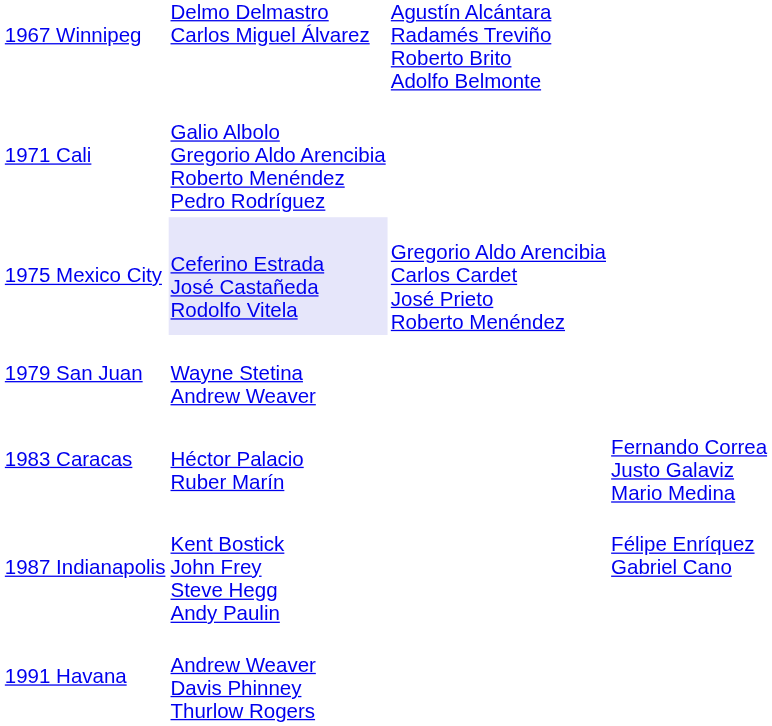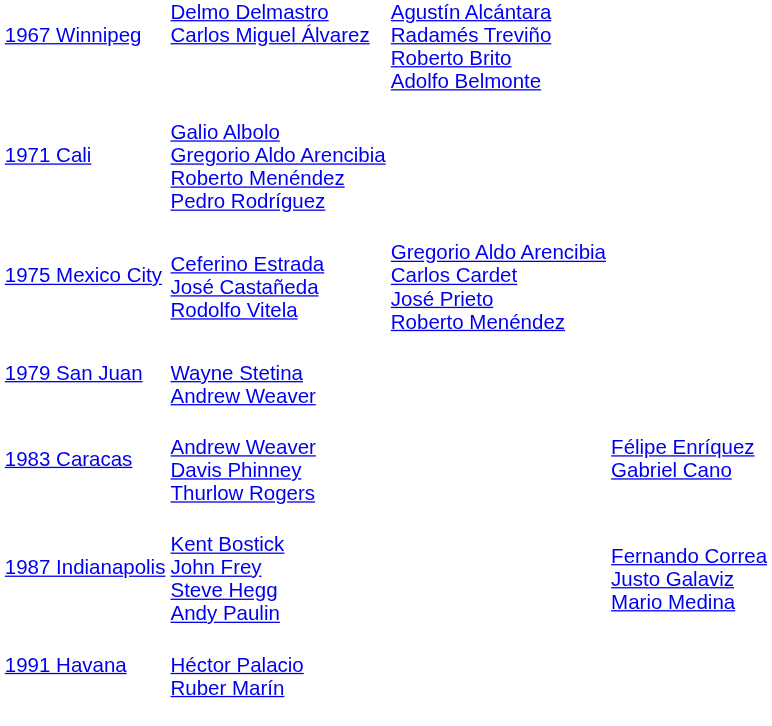(247, 287) lavender background -> (247, 287) no background
(237, 470) Héctor Palacio Ruber Marín -> (243, 470) Andrew Weaver Davis Phinney Thurlow Rogers
(689, 470) Fernando Correa Justo Galaviz Mario Medina -> (683, 458) Félipe Enríquez Gabriel Cano
(683, 556) Félipe Enríquez Gabriel Cano -> (689, 579) Fernando Correa Justo Galaviz Mario Medina
(243, 688) Andrew Weaver Davis Phinney Thurlow Rogers -> (237, 676) Héctor Palacio Ruber Marín
